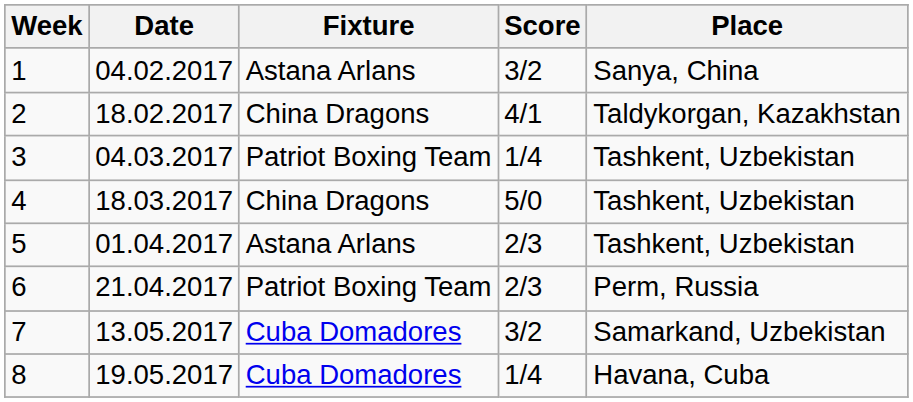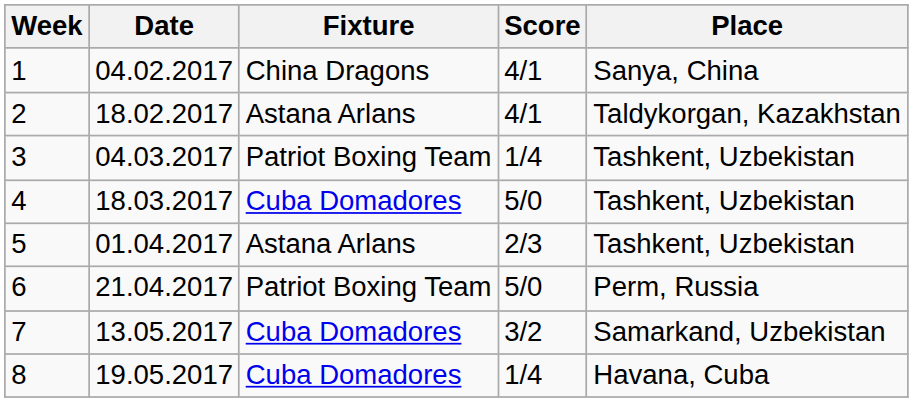(331, 69) Astana Arlans -> (338, 69) China Dragons
(523, 69) 3/2 -> (523, 69) 4/1
(338, 113) China Dragons -> (331, 113) Astana Arlans
(338, 200) China Dragons -> (354, 200) Cuba Domadores
(523, 288) 2/3 -> (523, 288) 5/0
